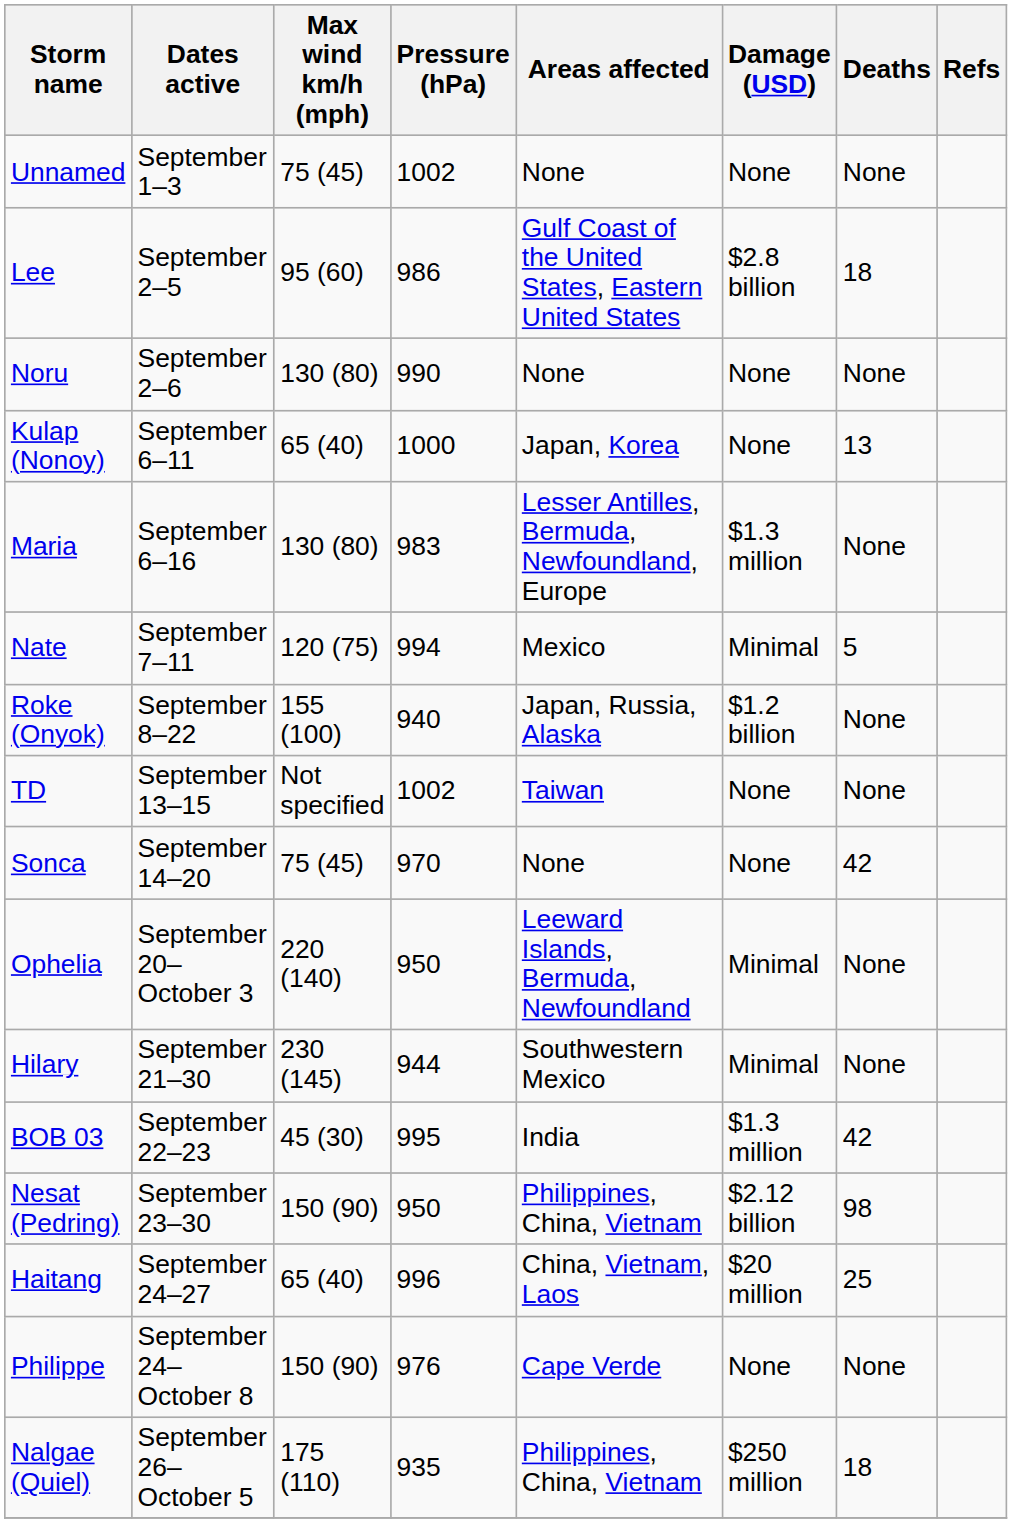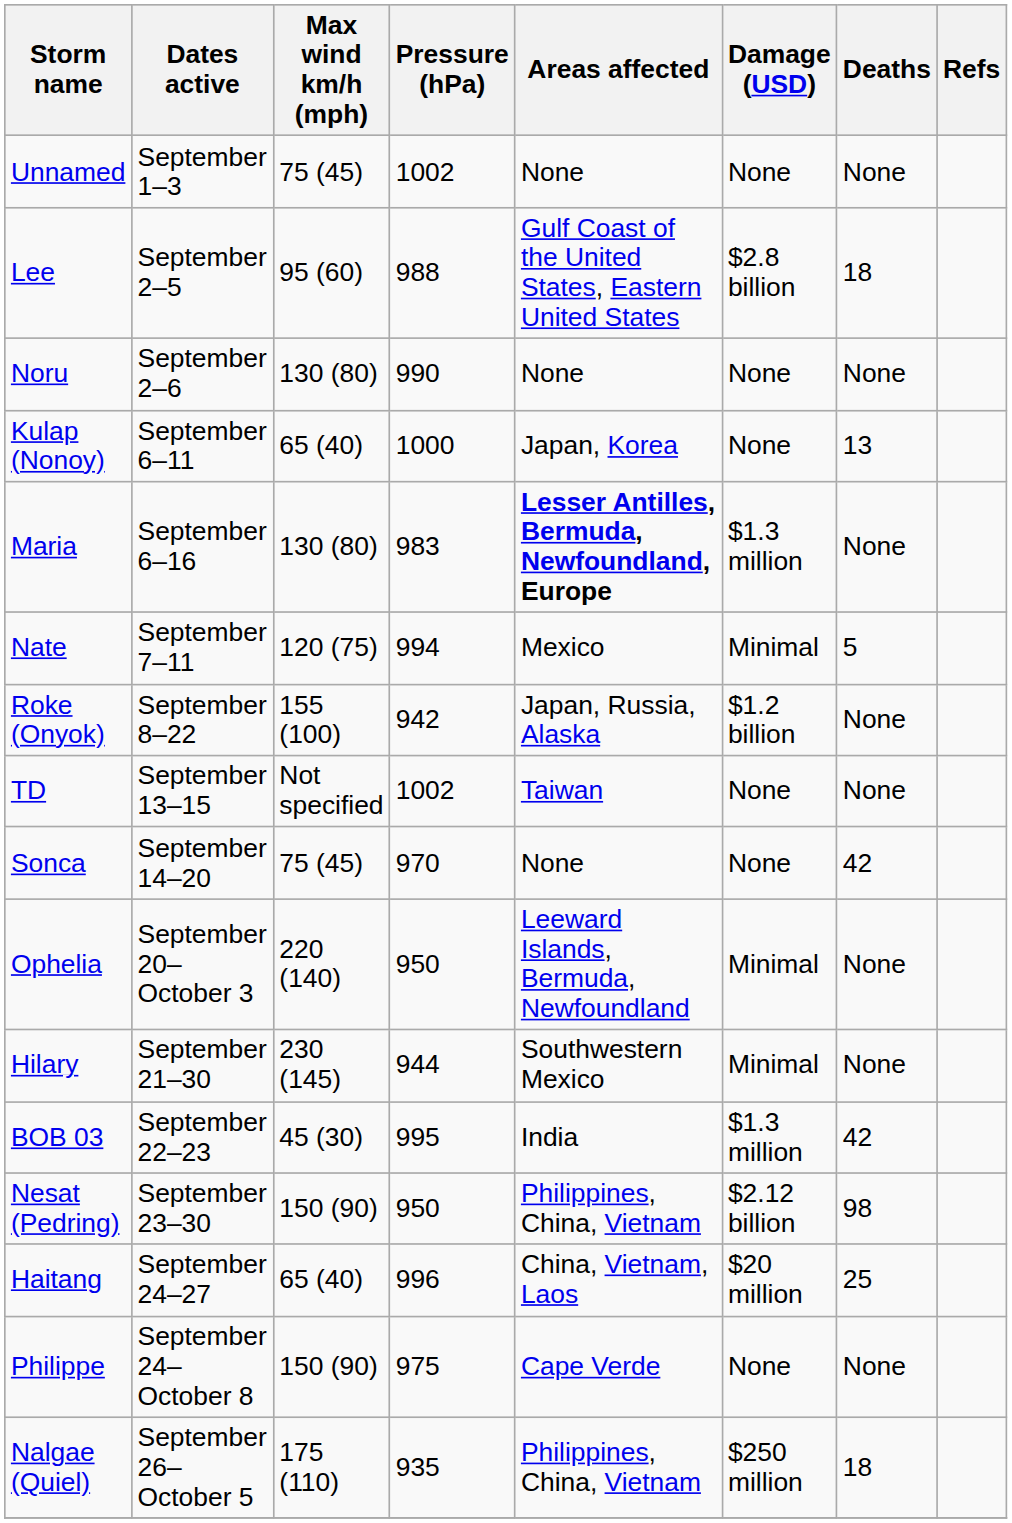(419, 272) 986 -> (418, 272) 988
(611, 546) normal -> (618, 546) bold
(419, 719) 940 -> (418, 719) 942
(419, 1366) 976 -> (418, 1366) 975
